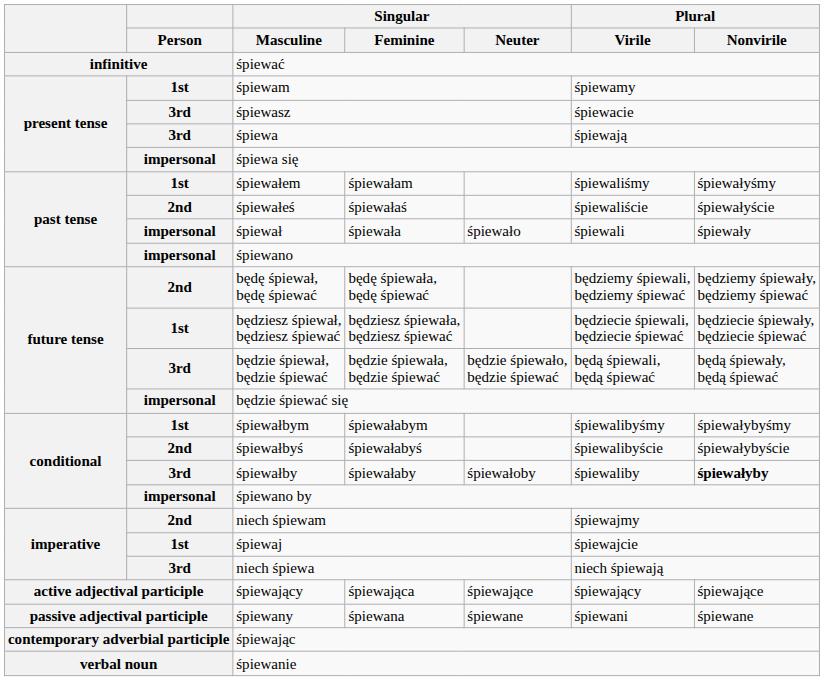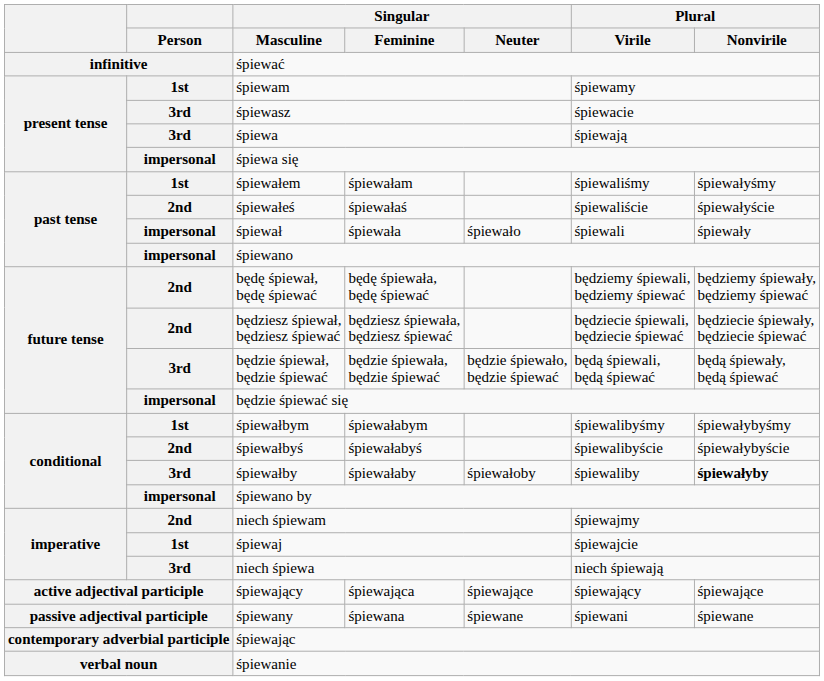(180, 328) 1st -> (180, 328) 2nd
